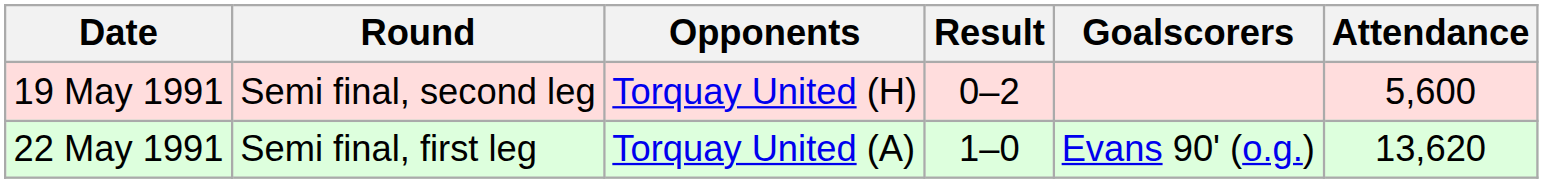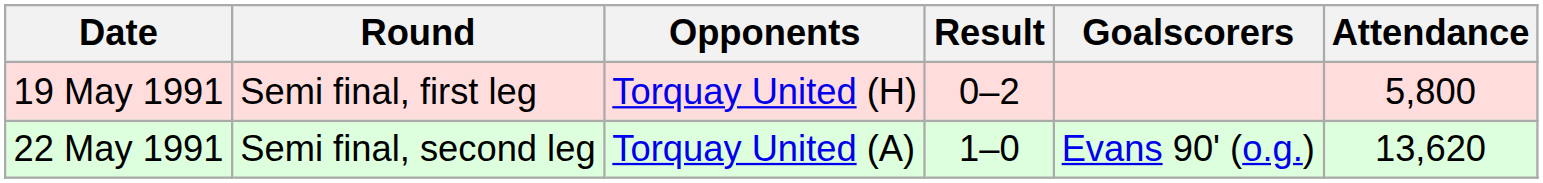(418, 90) Semi final, second leg -> (389, 90) Semi final, first leg
(1430, 90) 5,600 -> (1430, 90) 5,800
(389, 148) Semi final, first leg -> (418, 148) Semi final, second leg
